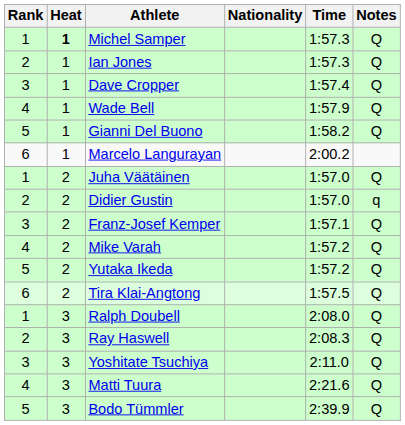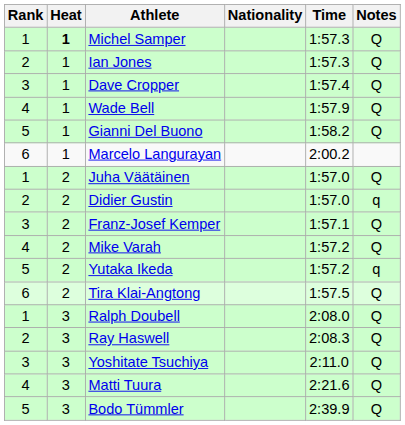(376, 270) Q -> (376, 270) q
